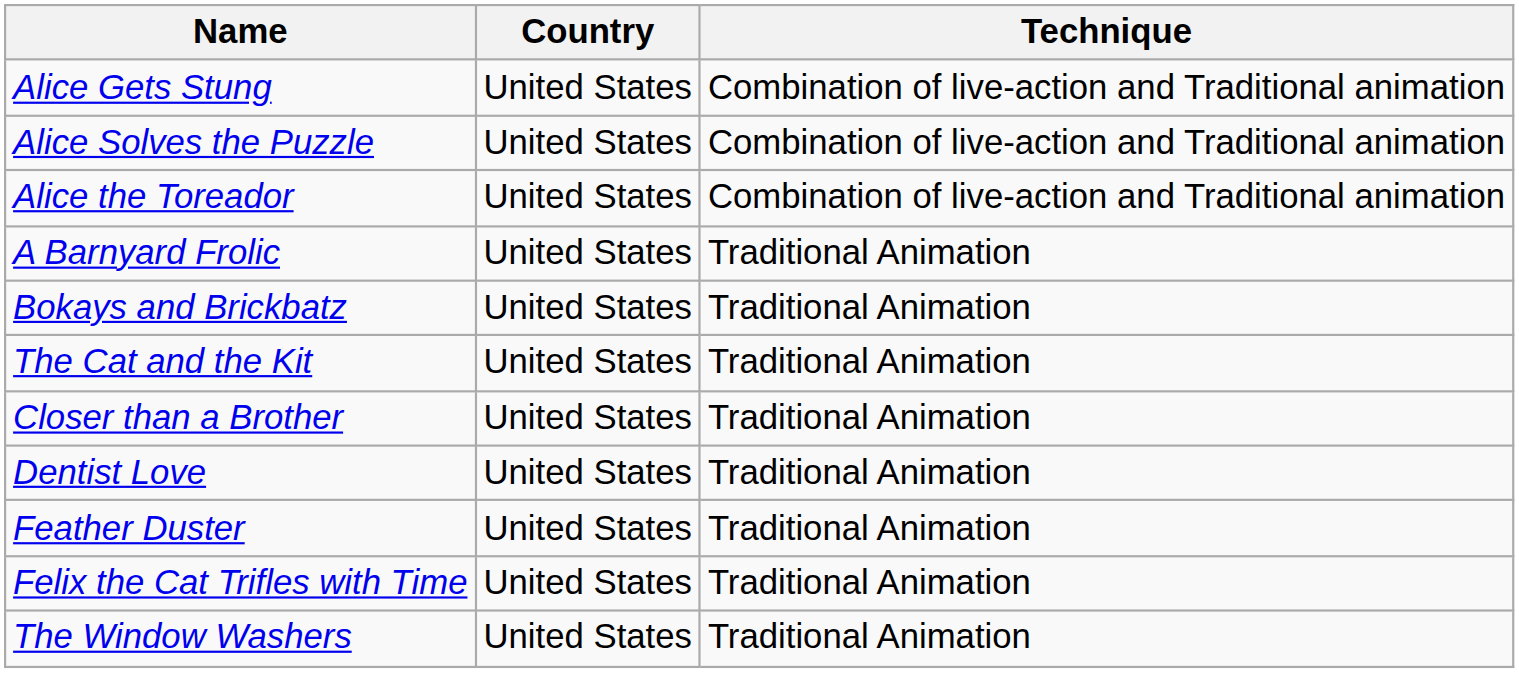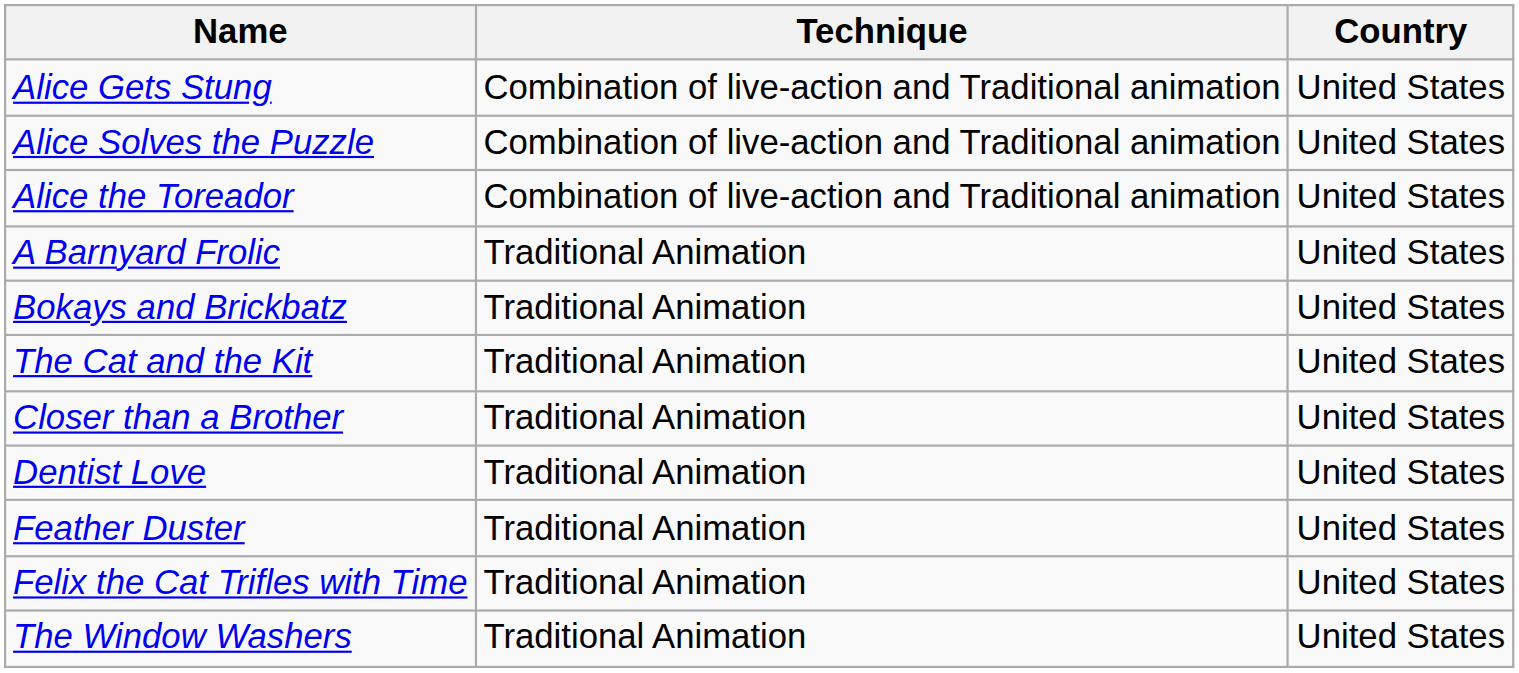columns swapped: (588, 32) <-> (1106, 32)
